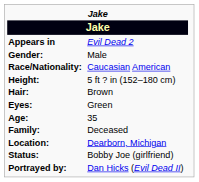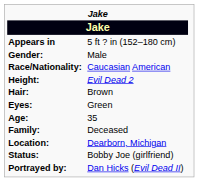(110, 42) Evil Dead 2 -> (131, 42) 5 ft ? in (152–180 cm)
(131, 80) 5 ft ? in (152–180 cm) -> (110, 80) Evil Dead 2
